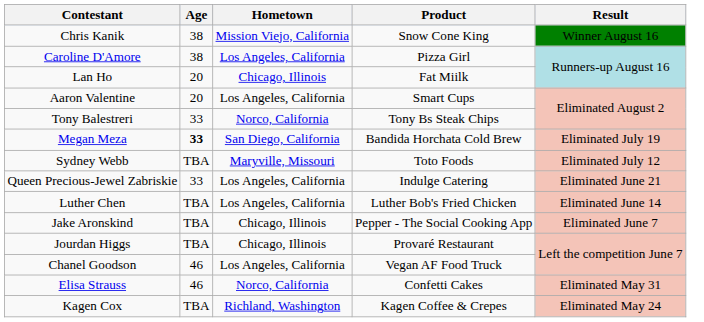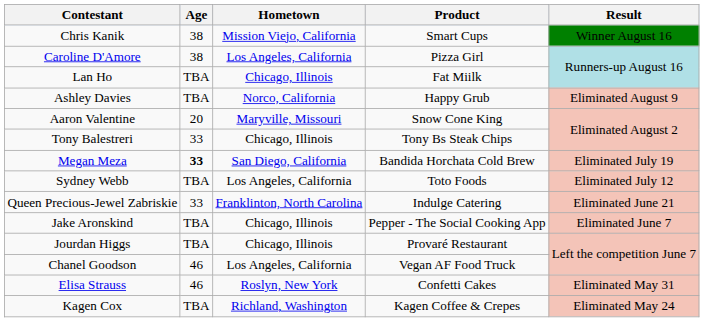(444, 35) Snow Cone King -> (457, 35) Smart Cups
(196, 77) 20 -> (196, 77) TBA
+ row: (92, 98)
(282, 98) Los Angeles, California -> (289, 118) Maryville, Missouri
(444, 98) Smart Cups -> (457, 118) Snow Cone King
(282, 118) Norco, California -> (289, 139) Chicago, Illinois
(282, 160) Maryville, Missouri -> (289, 181) Los Angeles, California
(282, 181) Los Angeles, California -> (289, 202) Franklinton, North Carolina
- row: (92, 202)
(282, 285) Norco, California -> (289, 285) Roslyn, New York
